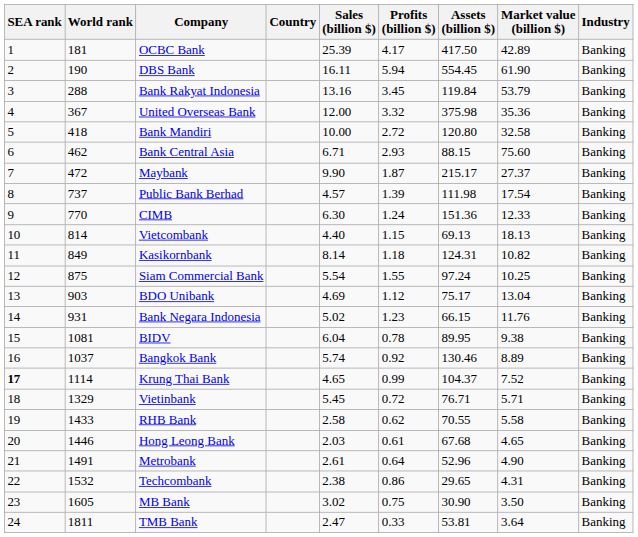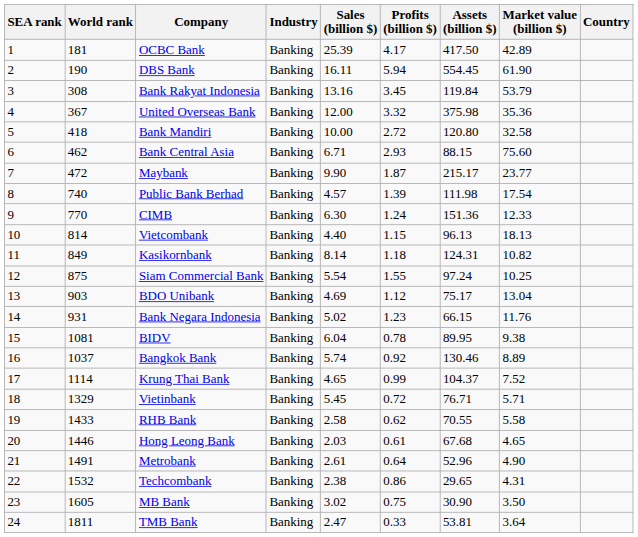columns swapped: (606, 22) <-> (293, 22)
(77, 91) 288 -> (77, 91) 308
(516, 173) 27.37 -> (517, 173) 23.77
(77, 193) 737 -> (77, 193) 740
(456, 234) 69.13 -> (457, 234) 96.13
(14, 378) bold -> (14, 378) normal
